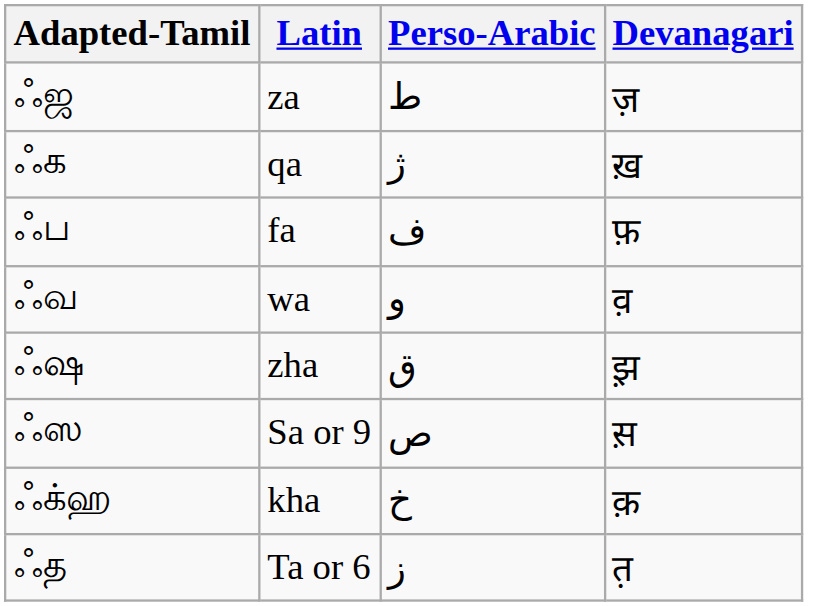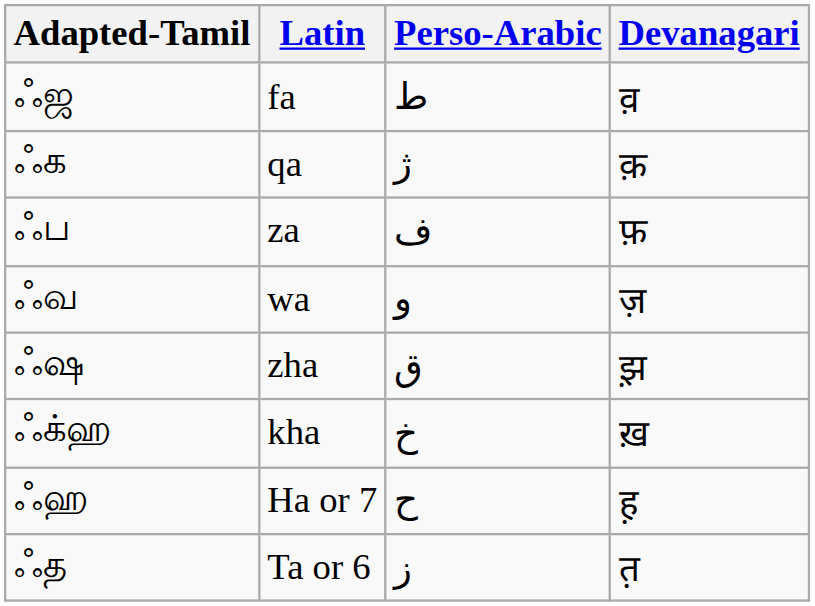(284, 96) za -> (282, 96) fa
(626, 98) ज़ -> (629, 98) व़
(627, 165) ख़ -> (632, 165) क़
(282, 230) fa -> (284, 230) za
(623, 300) व़ -> (632, 300) ज़
- row: (48, 430)
(626, 502) क़ -> (633, 434) ख़
+ row: (51, 497)
